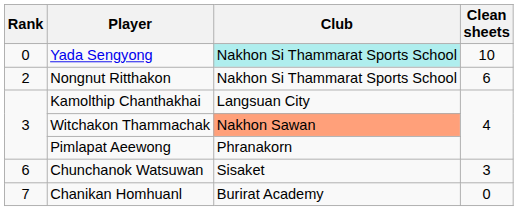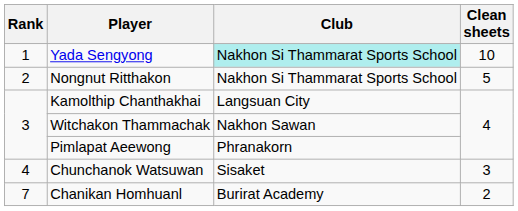(26, 55) 0 -> (26, 55) 1
(487, 78) 6 -> (487, 78) 5
(266, 124) lightsalmon background -> (266, 124) no background
(26, 170) 6 -> (26, 170) 4
(487, 194) 0 -> (487, 194) 2
